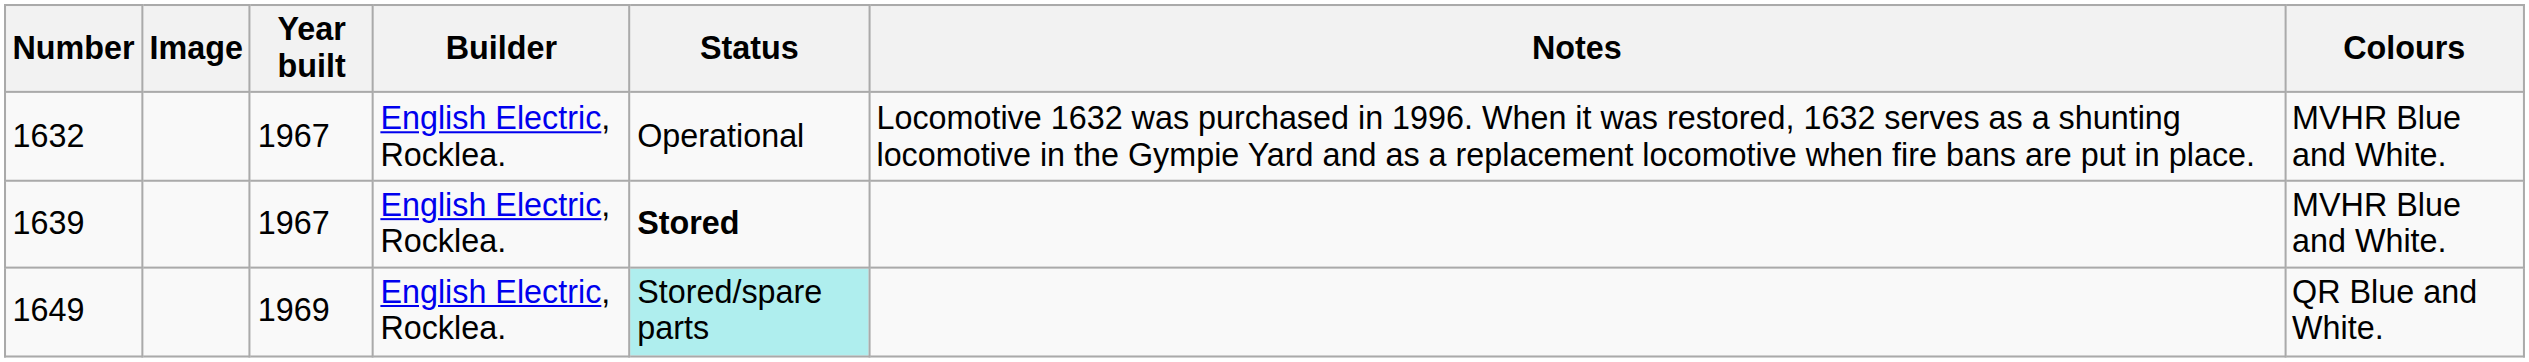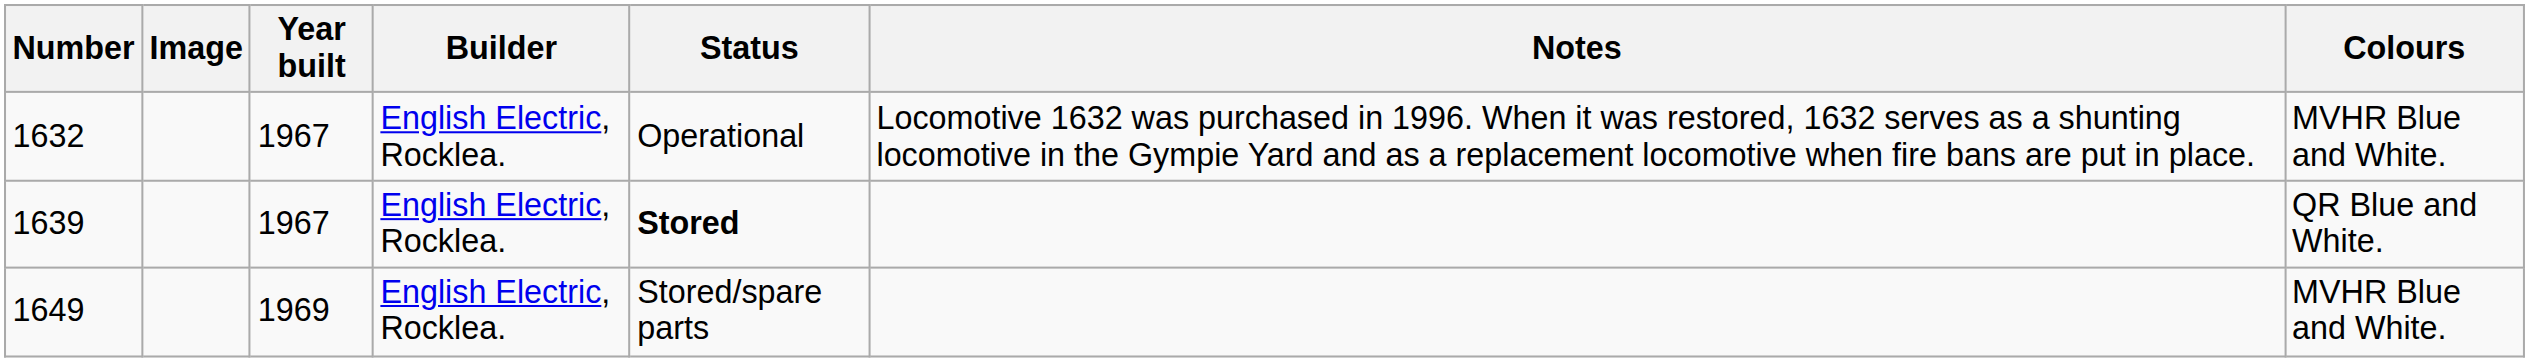(2376, 223) MVHR Blue and White. -> (2385, 223) QR Blue and White.
(730, 311) paleturquoise background -> (730, 311) no background
(2385, 311) QR Blue and White. -> (2376, 311) MVHR Blue and White.
